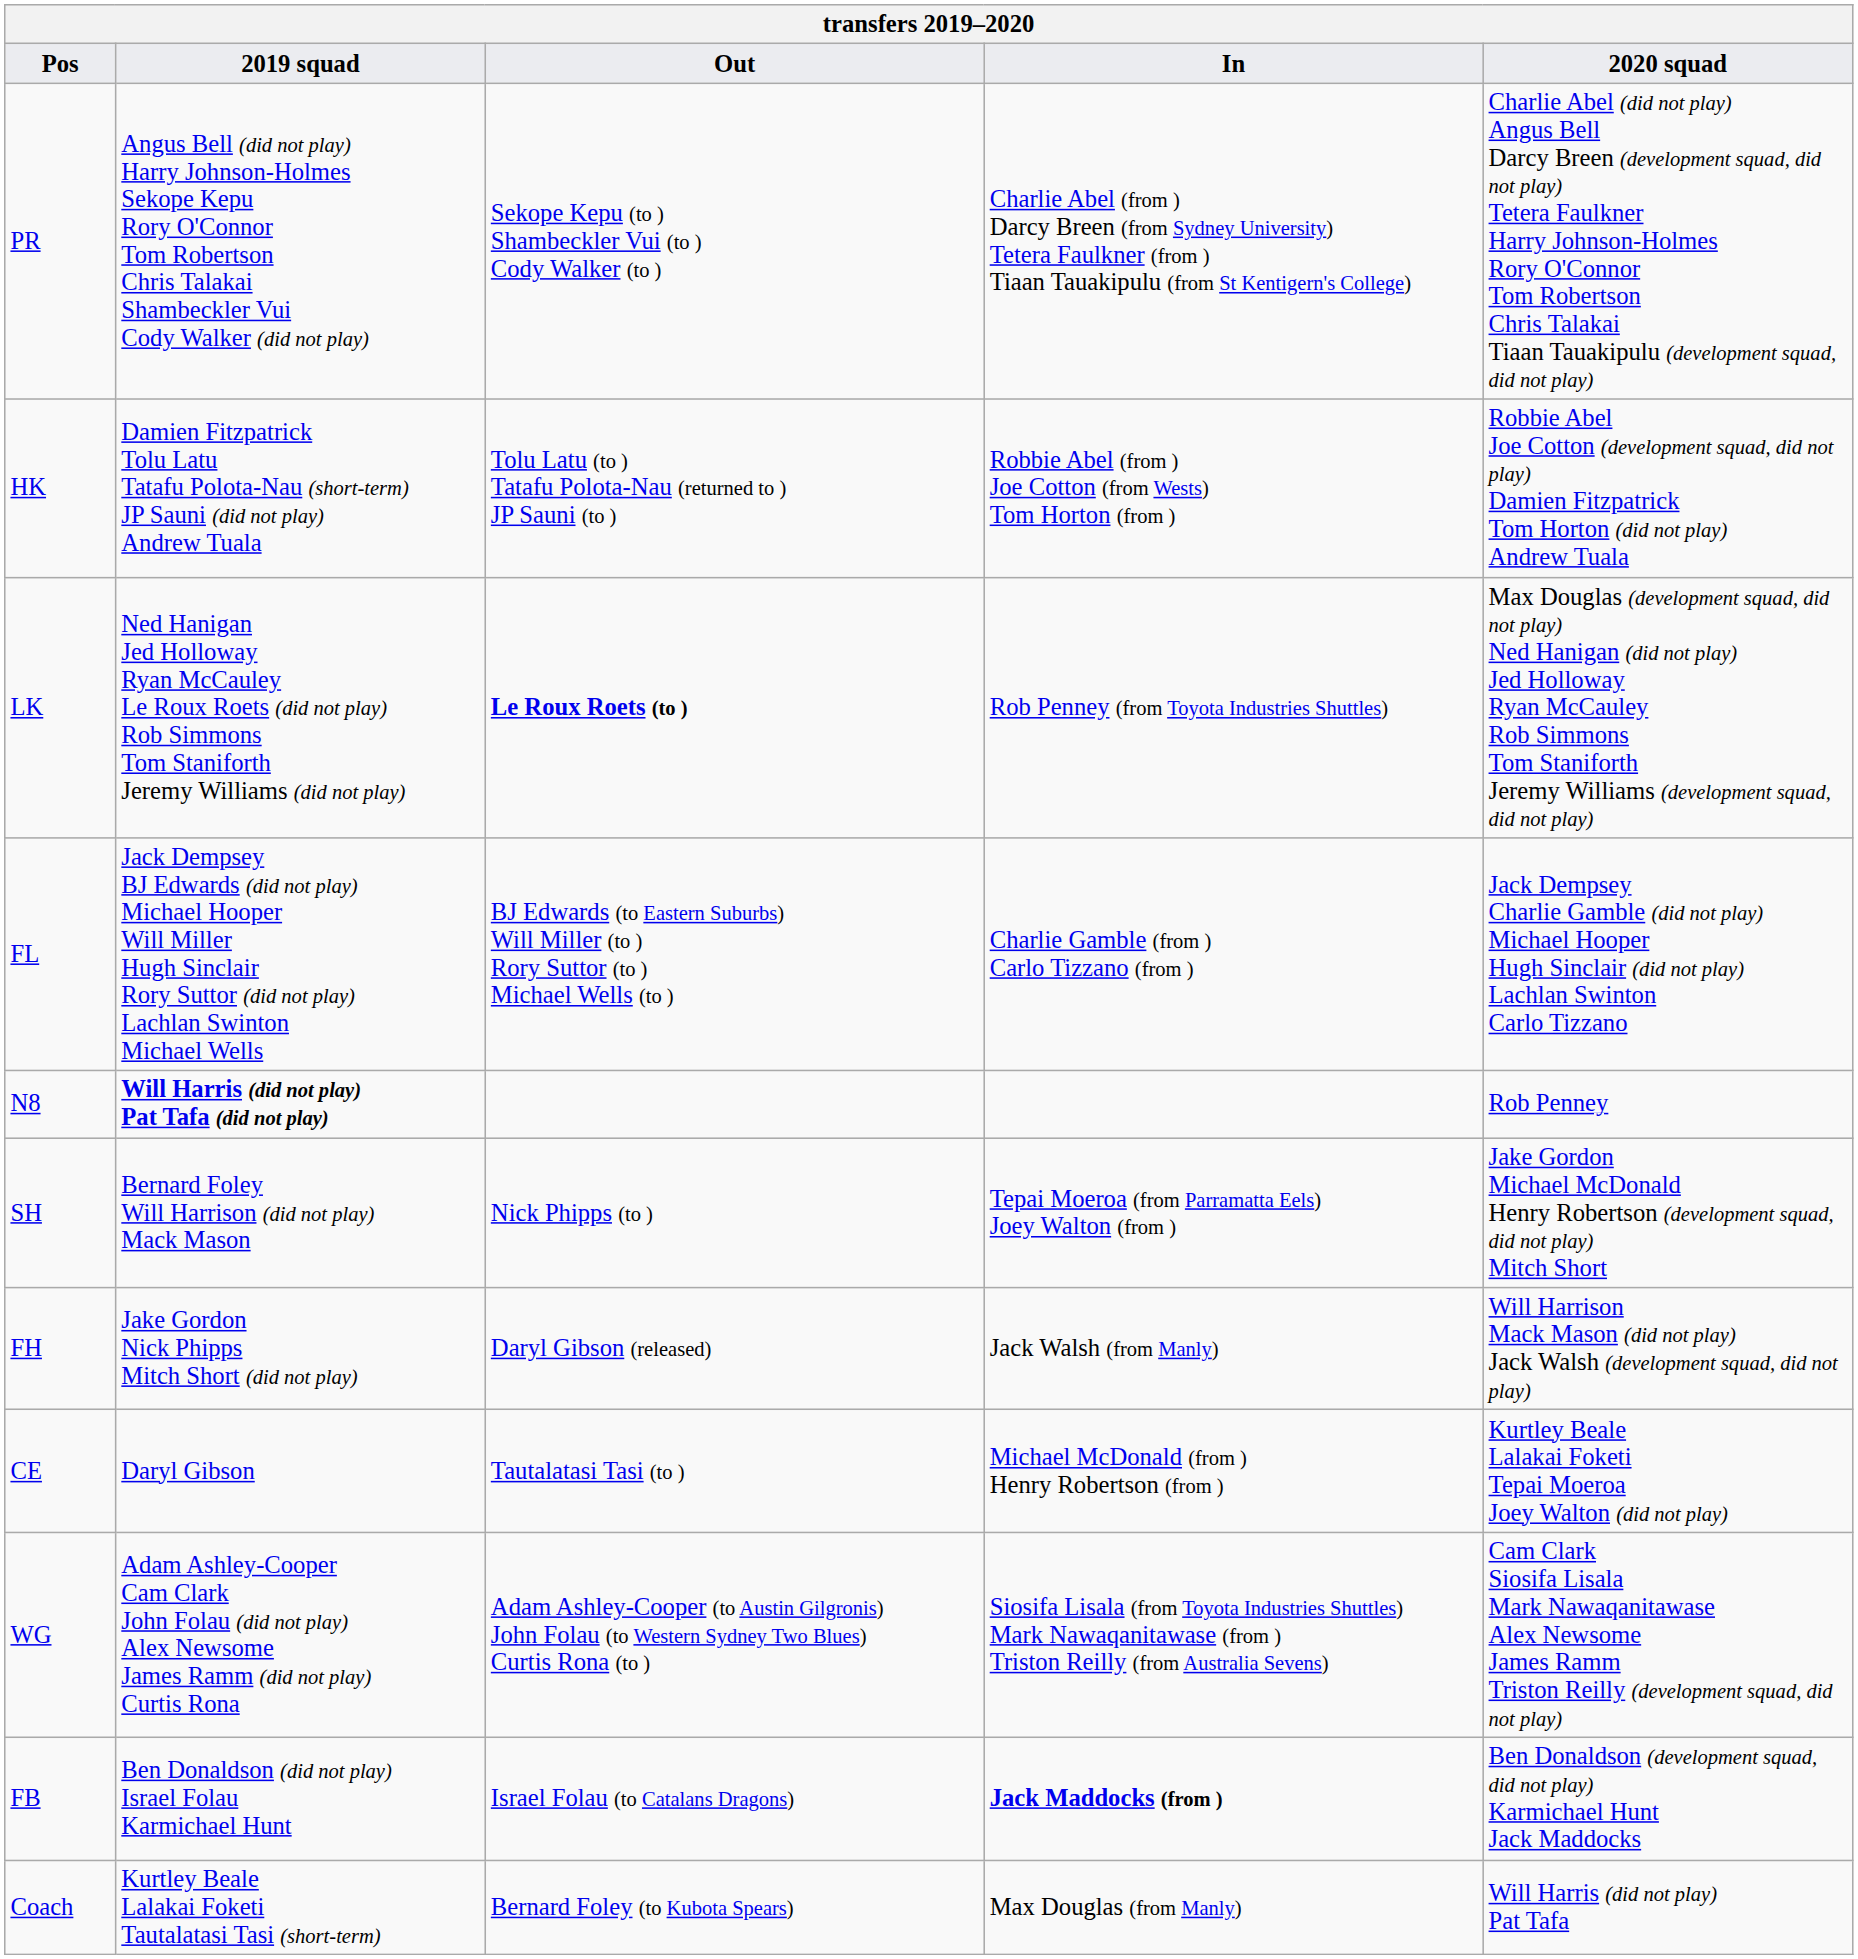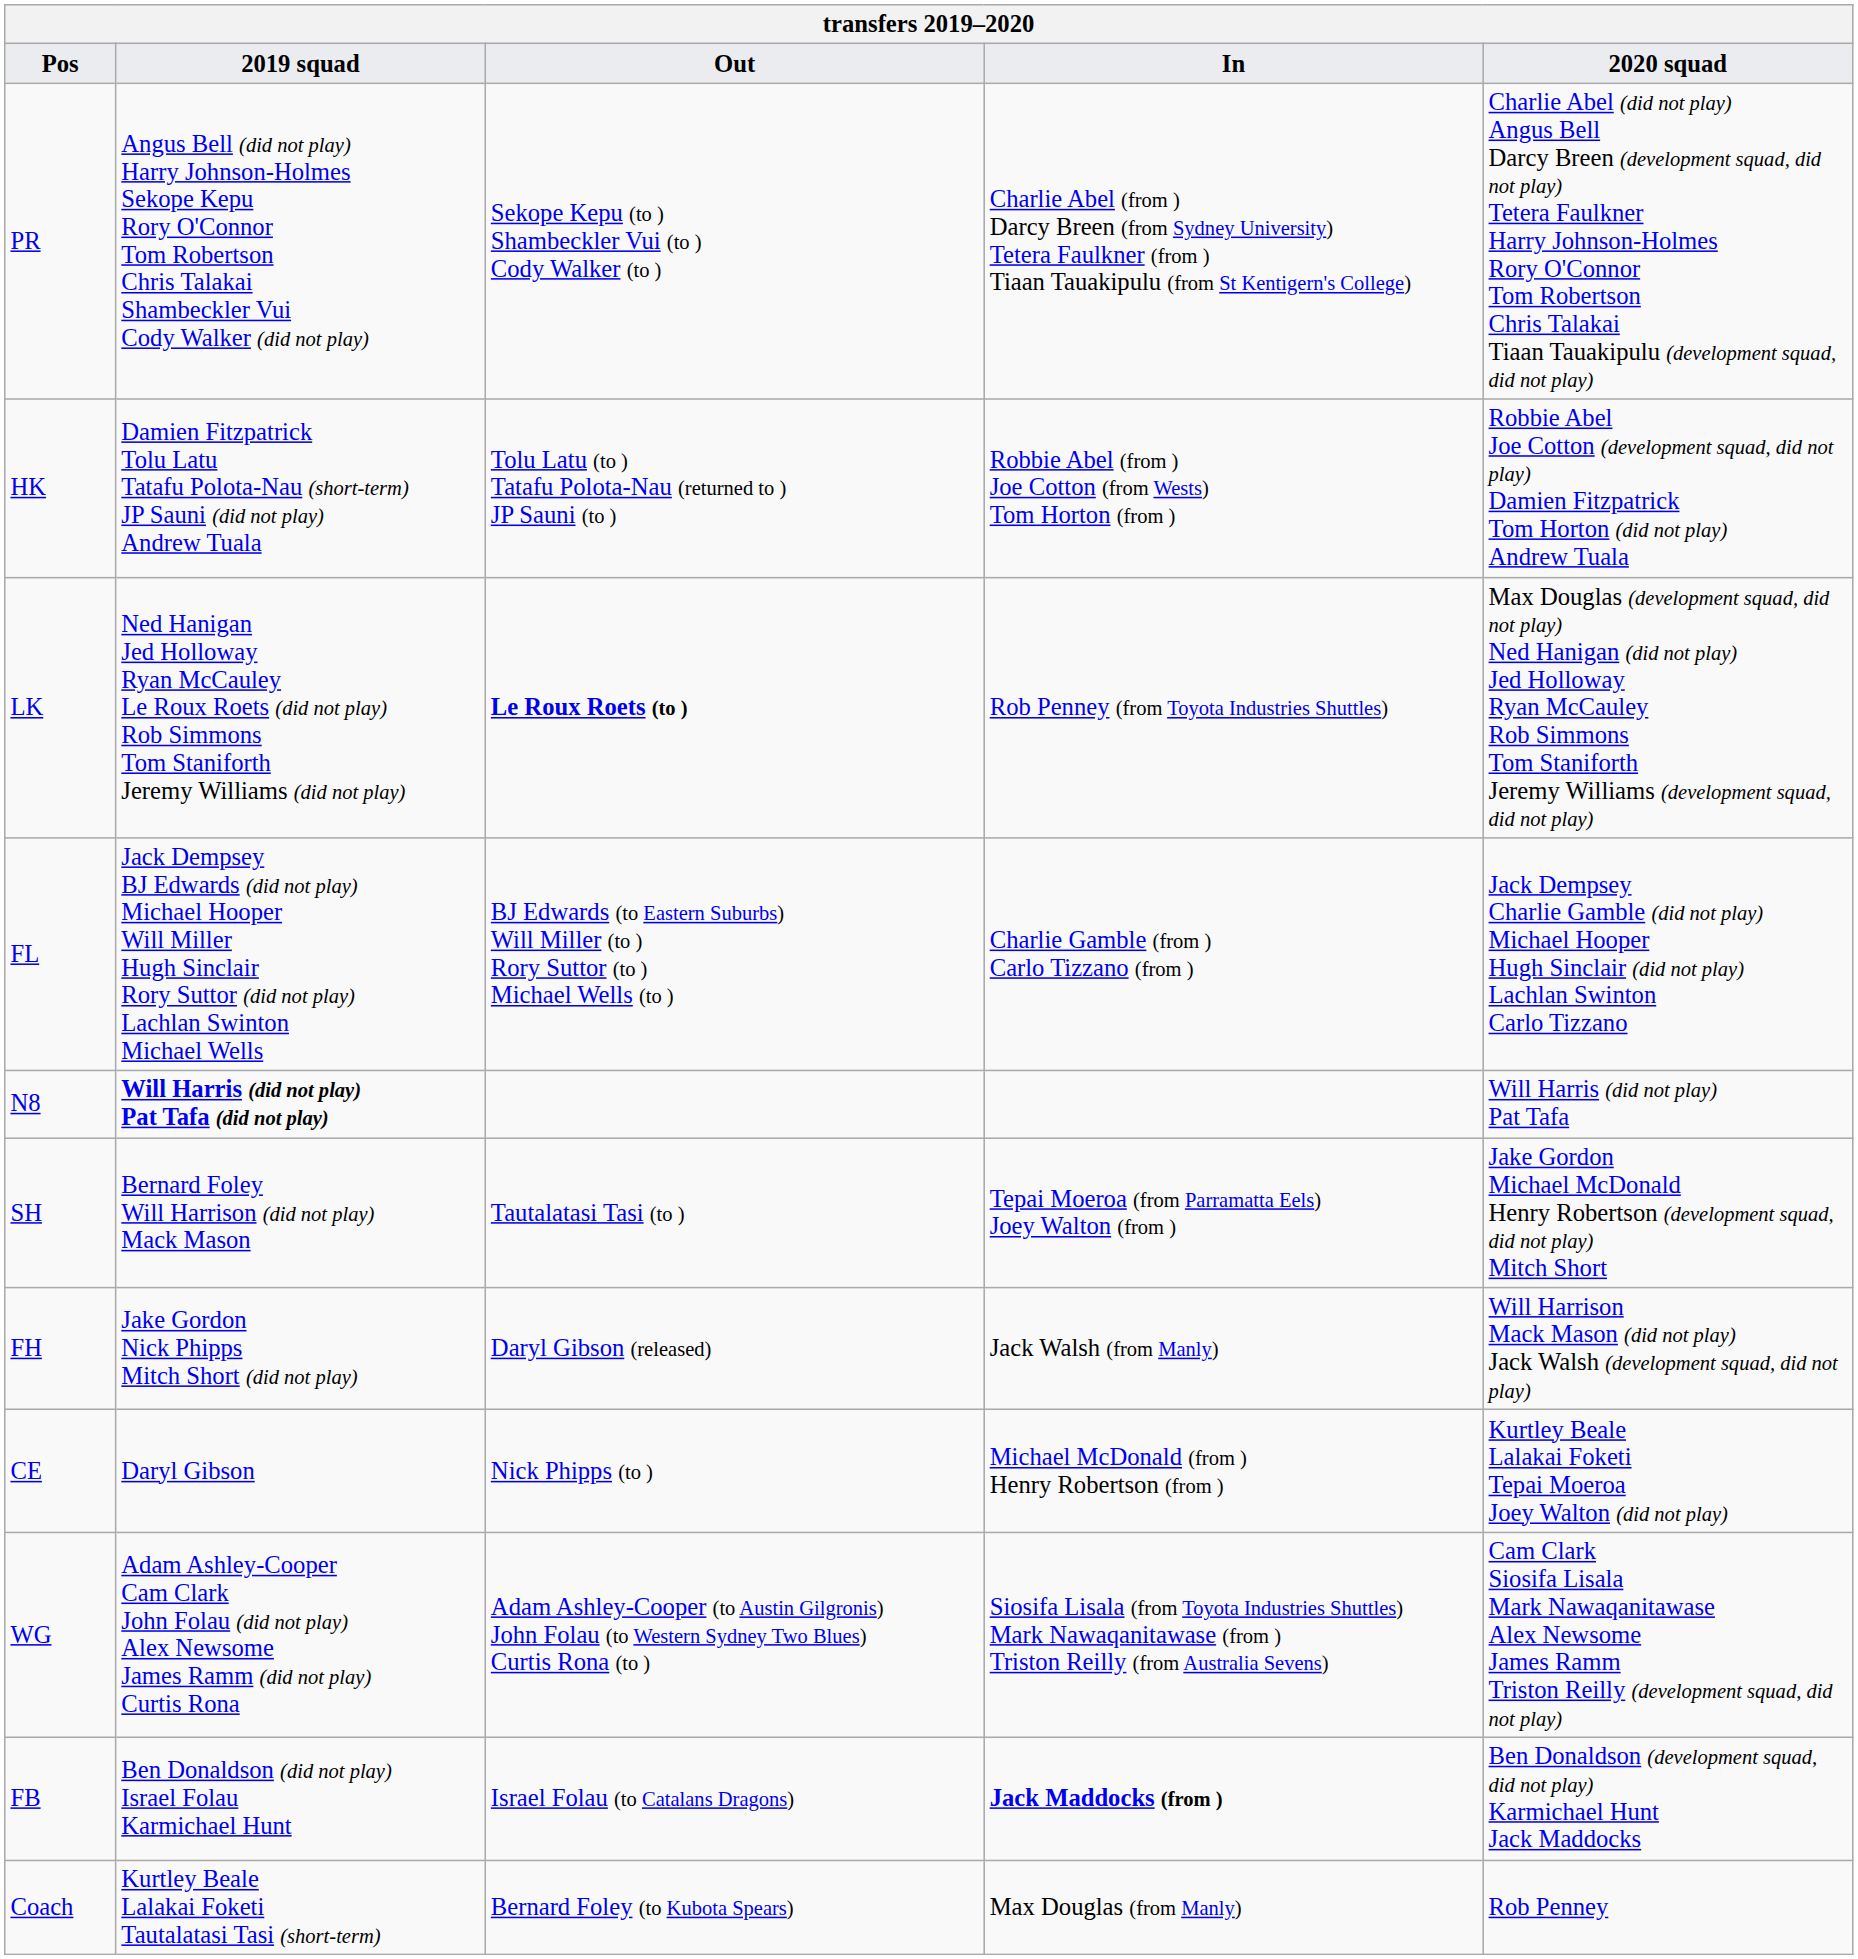(1548, 1103) Rob Penney -> (1603, 1103) Will Harris (did not play) Pat Tafa
(572, 1212) Nick Phipps (to ) -> (588, 1212) Tautalatasi Tasi (to )
(588, 1470) Tautalatasi Tasi (to ) -> (572, 1470) Nick Phipps (to )
(1603, 1906) Will Harris (did not play) Pat Tafa -> (1548, 1906) Rob Penney
